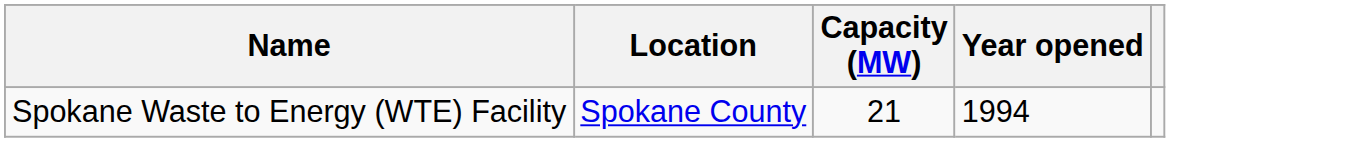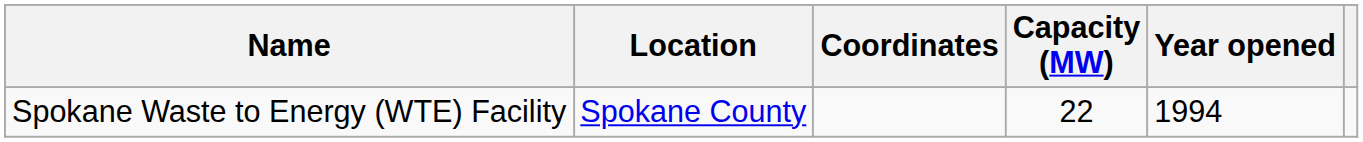+ column: (910, 45)
(884, 111) 21 -> (1076, 111) 22
